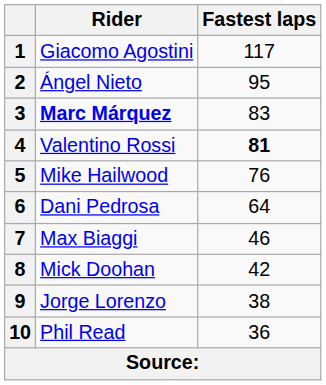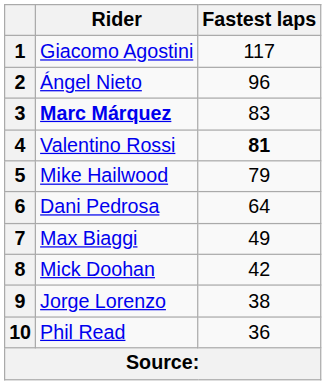(259, 82) 95 -> (259, 82) 96
(259, 176) 76 -> (259, 176) 79
(259, 238) 46 -> (259, 238) 49
